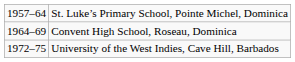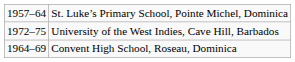rows swapped: (144, 31) <-> (165, 48)
